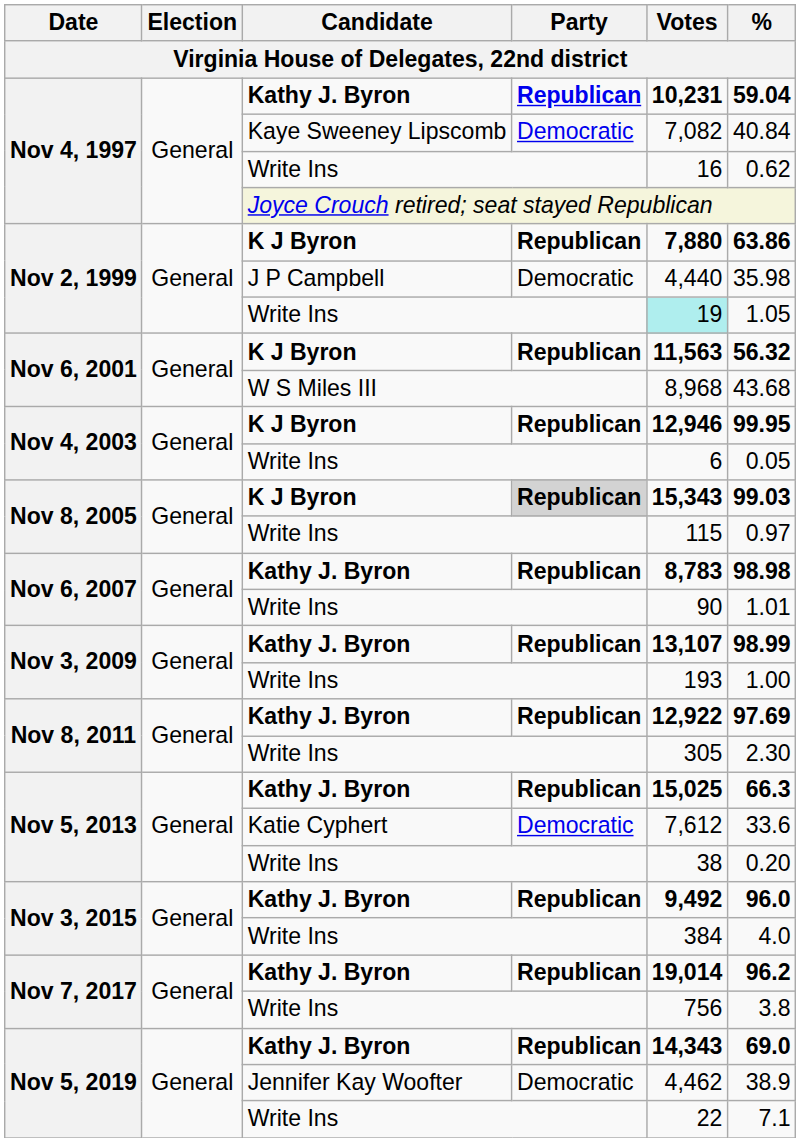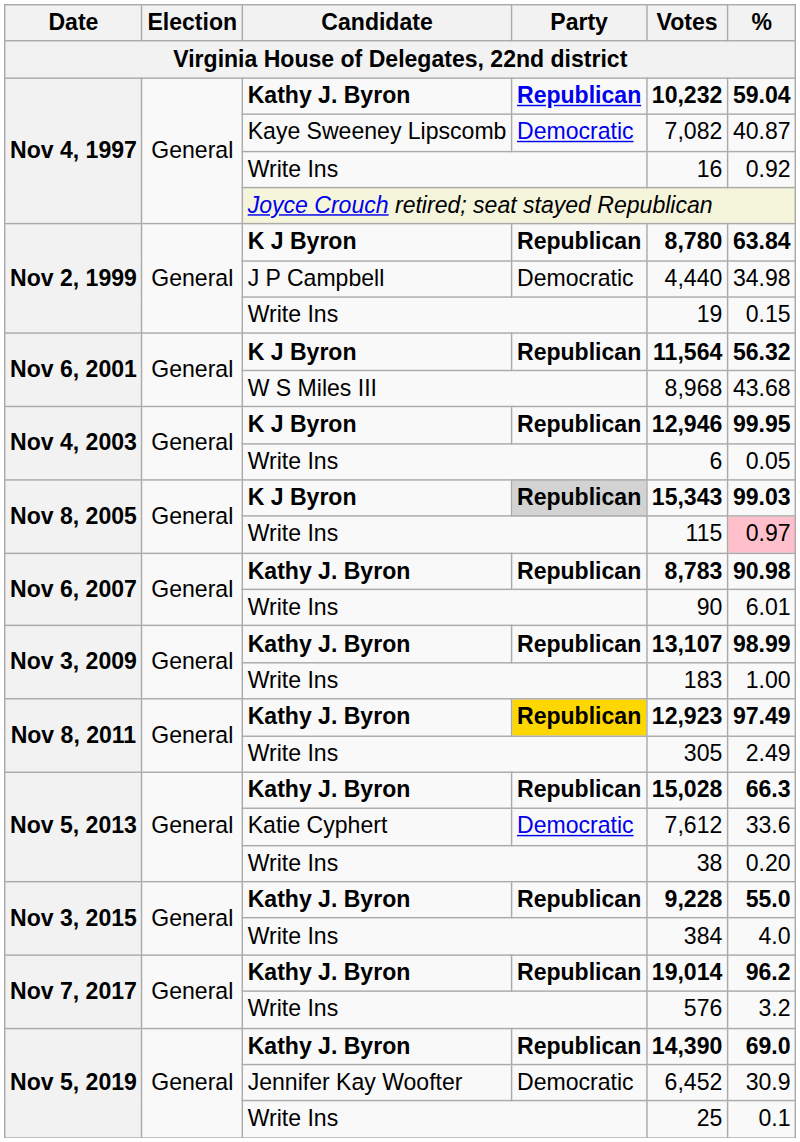(687, 95) 10,231 -> (687, 95) 10,232
(762, 132) 40.84 -> (762, 132) 40.87
(768, 168) 0.62 -> (768, 168) 0.92
(693, 242) 7,880 -> (693, 242) 8,780
(762, 242) 63.86 -> (762, 242) 63.84
(762, 278) 35.98 -> (762, 278) 34.98
(709, 315) paleturquoise background -> (709, 315) no background
(768, 315) 1.05 -> (768, 315) 0.15
(688, 351) 11,563 -> (688, 351) 11,564
(768, 534) no background -> (768, 534) pink background
(762, 570) 98.98 -> (762, 570) 90.98
(768, 607) 1.01 -> (768, 607) 6.01
(703, 680) 193 -> (703, 680) 183
(579, 717) no background -> (579, 717) gold background
(687, 717) 12,922 -> (687, 717) 12,923
(762, 717) 97.69 -> (762, 717) 97.49
(768, 753) 2.30 -> (768, 753) 2.49
(687, 790) 15,025 -> (687, 790) 15,028
(693, 899) 9,492 -> (693, 899) 9,228
(768, 899) 96.0 -> (768, 899) 55.0
(703, 1009) 756 -> (703, 1009) 576
(775, 1009) 3.8 -> (775, 1009) 3.2
(687, 1045) 14,343 -> (687, 1045) 14,390
(693, 1082) 4,462 -> (693, 1082) 6,452
(768, 1082) 38.9 -> (768, 1082) 30.9
(709, 1118) 22 -> (709, 1118) 25
(775, 1118) 7.1 -> (775, 1118) 0.1
